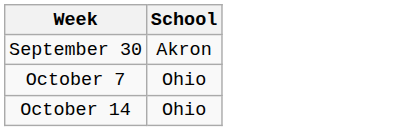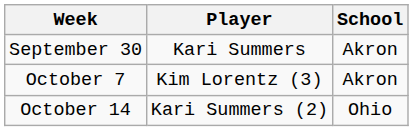+ column: (239, 20)
(184, 80) Ohio -> (370, 80) Akron
